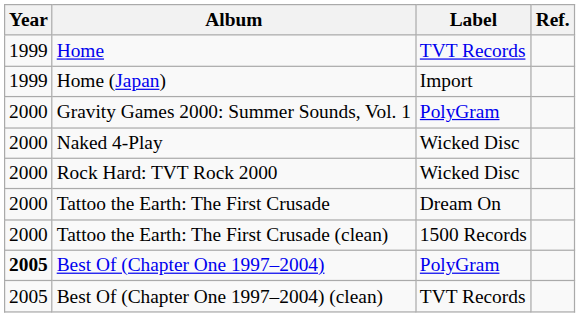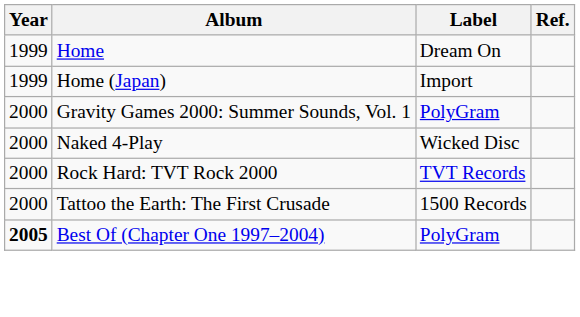(473, 50) TVT Records -> (460, 50) Dream On
(470, 173) Wicked Disc -> (473, 173) TVT Records
(460, 204) Dream On -> (473, 204) 1500 Records
- row: (223, 234)
- row: (220, 296)
